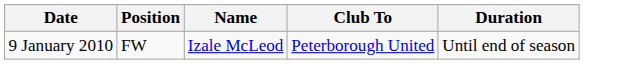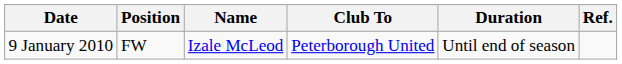+ column: (598, 18)
